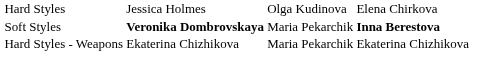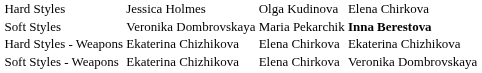(195, 26) bold -> (191, 26) normal
(310, 44) Maria Pekarchik -> (299, 44) Elena Chirkova
+ row: (62, 62)
